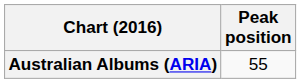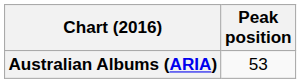(258, 64) 55 -> (258, 64) 53
